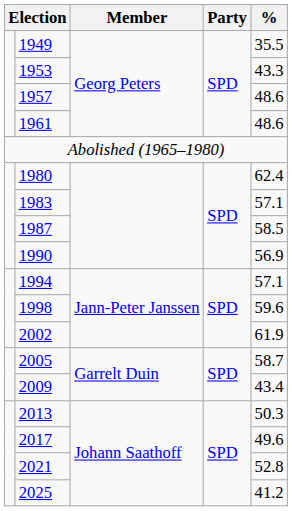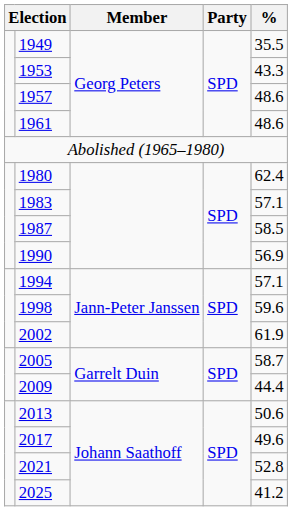(269, 387) 43.4 -> (269, 387) 44.4
(269, 413) 50.3 -> (269, 413) 50.6
